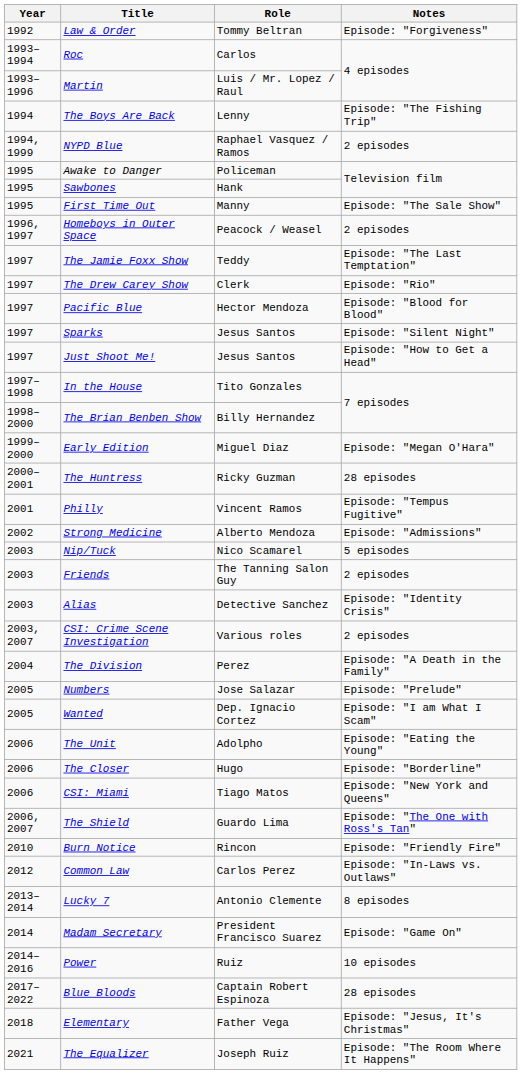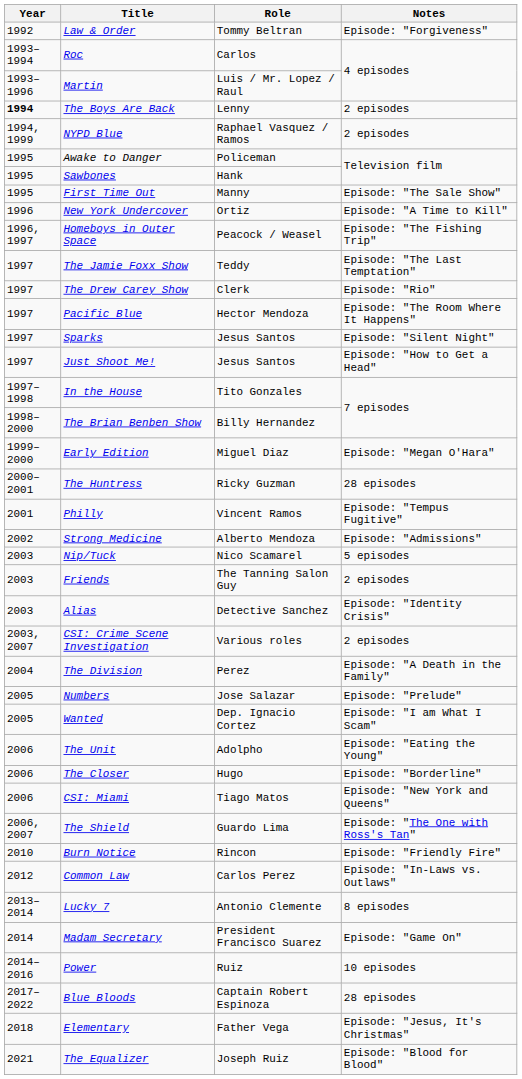(20, 116) normal -> (20, 110) bold
(413, 116) Episode: "The Fishing Trip" -> (377, 110) 2 episodes
+ row: (126, 211)
(377, 230) 2 episodes -> (413, 235) Episode: "The Fishing Trip"
(406, 309) Episode: "Blood for Blood" -> (423, 314) Episode: "The Room Where It Happens"
(423, 1054) Episode: "The Room Where It Happens" -> (406, 1059) Episode: "Blood for Blood"
